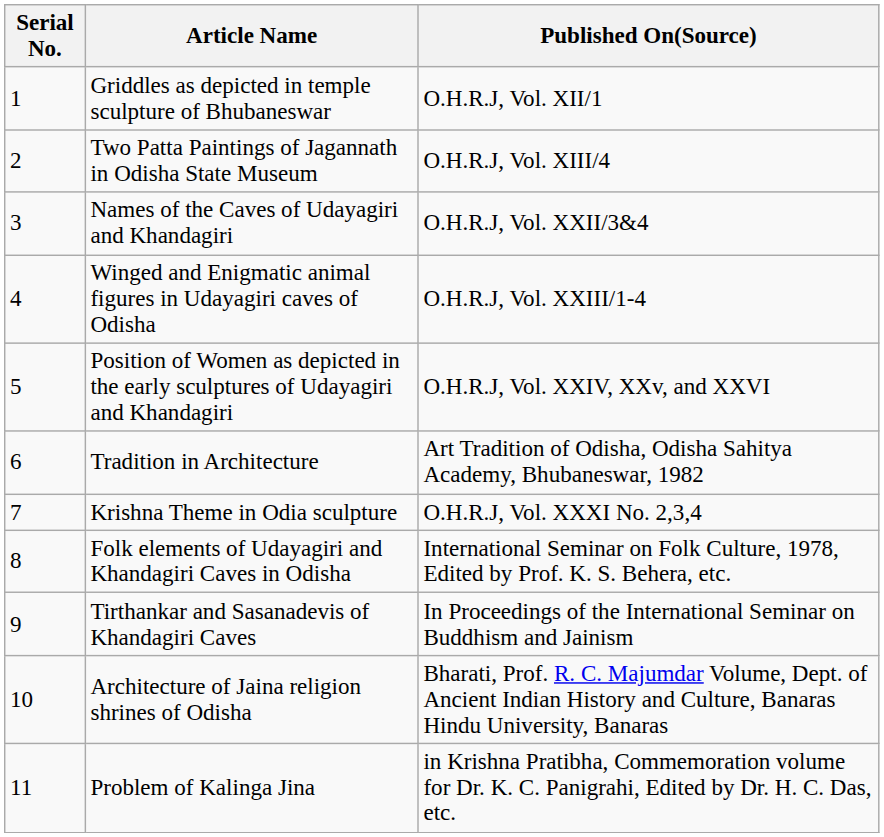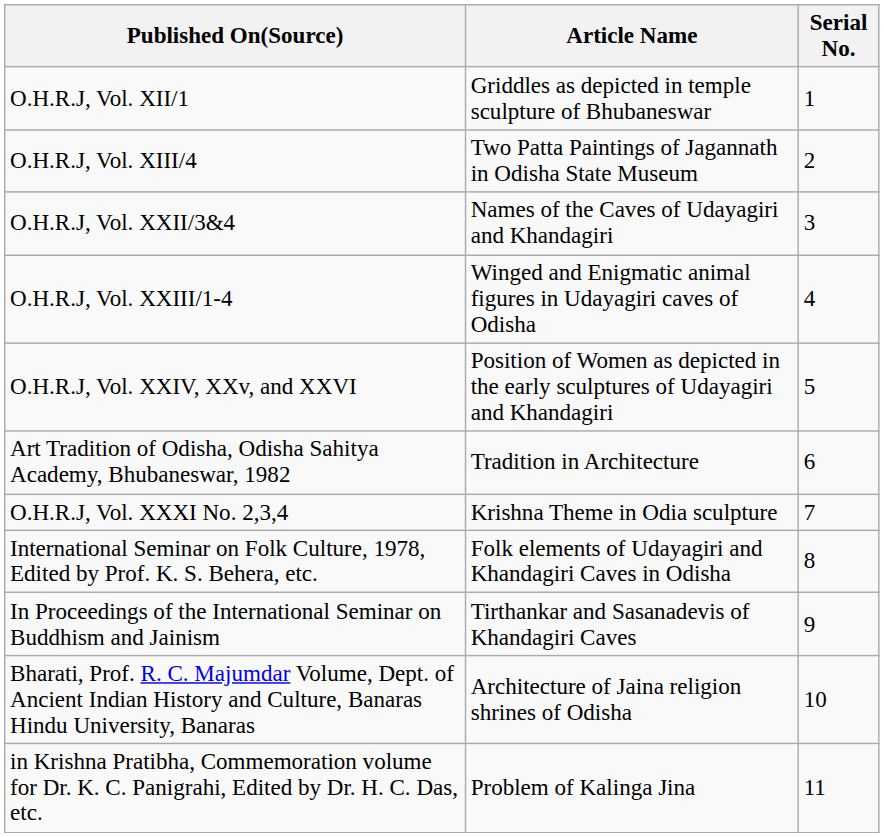columns swapped: (45, 35) <-> (648, 35)
